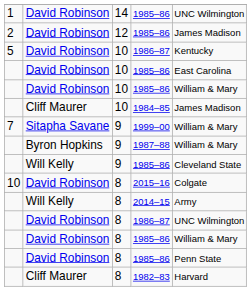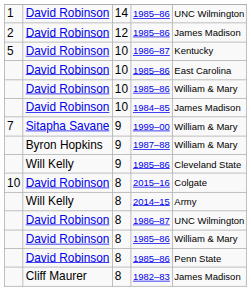(56, 107) Cliff Maurer -> (68, 107) David Robinson
(191, 277) Harvard -> (207, 277) James Madison
